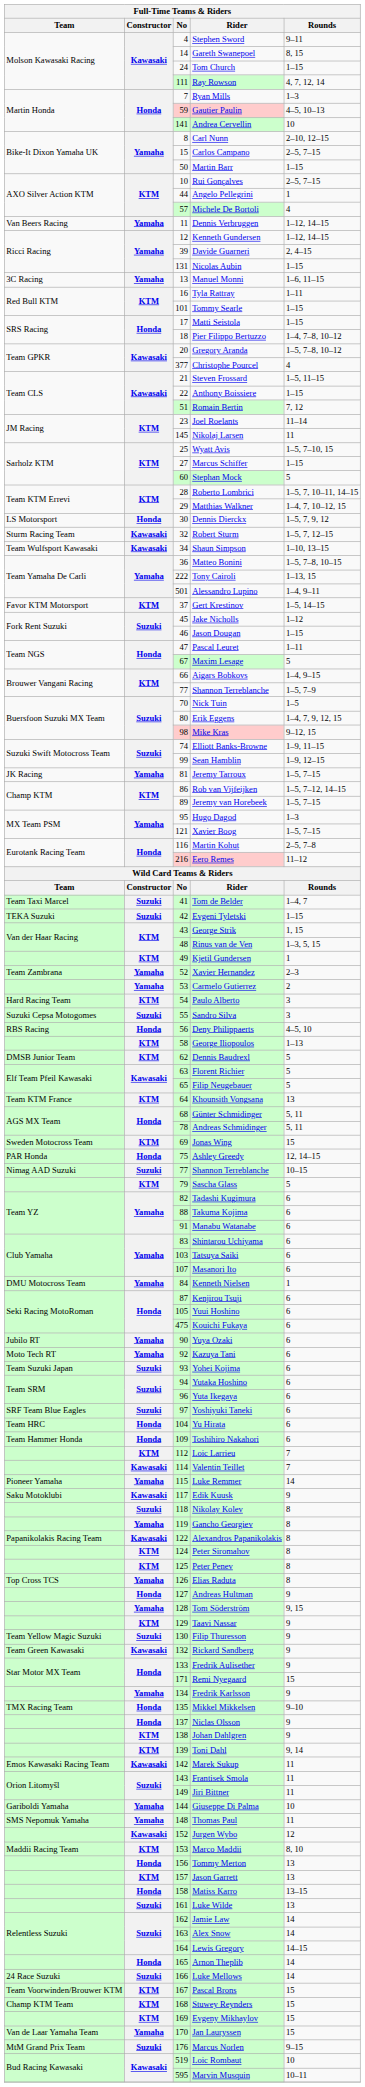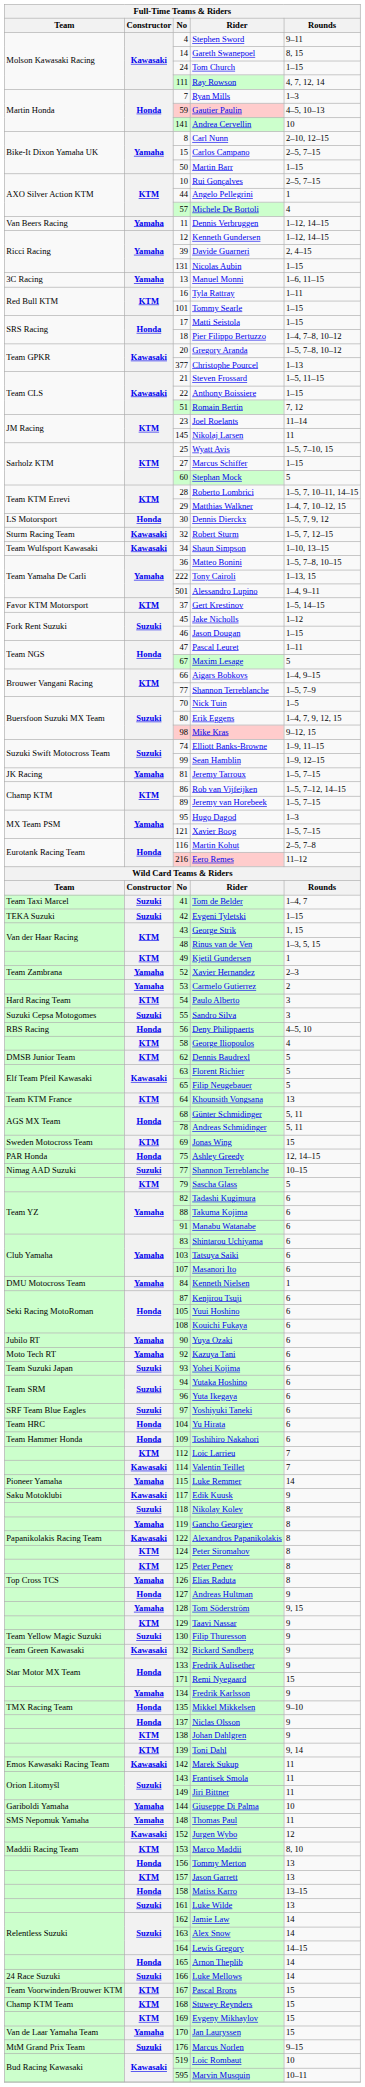(288, 364) 4 -> (294, 364) 1–13
(294, 1043) 1–13 -> (288, 1043) 4
(182, 1325) 475 -> (182, 1325) 108
